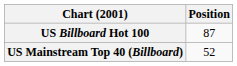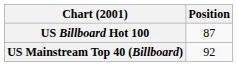(209, 52) 52 -> (209, 52) 92
